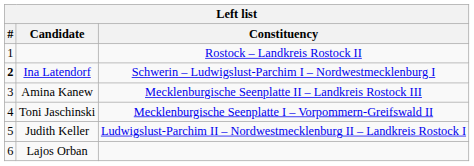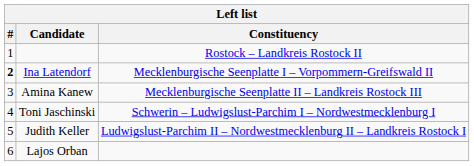(283, 72) Schwerin – Ludwigslust-Parchim I – Nordwestmecklenburg I -> (283, 72) Mecklenburgische Seenplatte I – Vorpommern-Greifswald II
(283, 111) Mecklenburgische Seenplatte I – Vorpommern-Greifswald II -> (283, 111) Schwerin – Ludwigslust-Parchim I – Nordwestmecklenburg I
